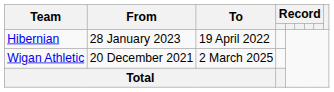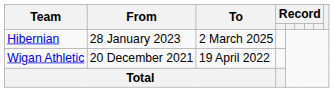(234, 39) 19 April 2022 -> (236, 39) 2 March 2025
(236, 58) 2 March 2025 -> (234, 58) 19 April 2022
